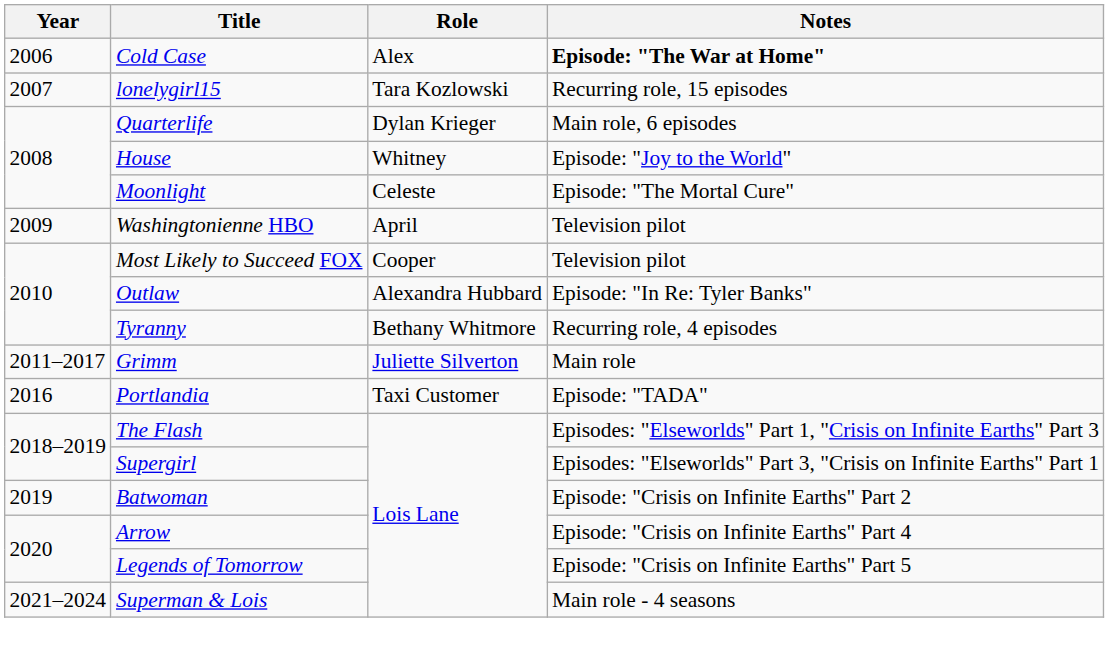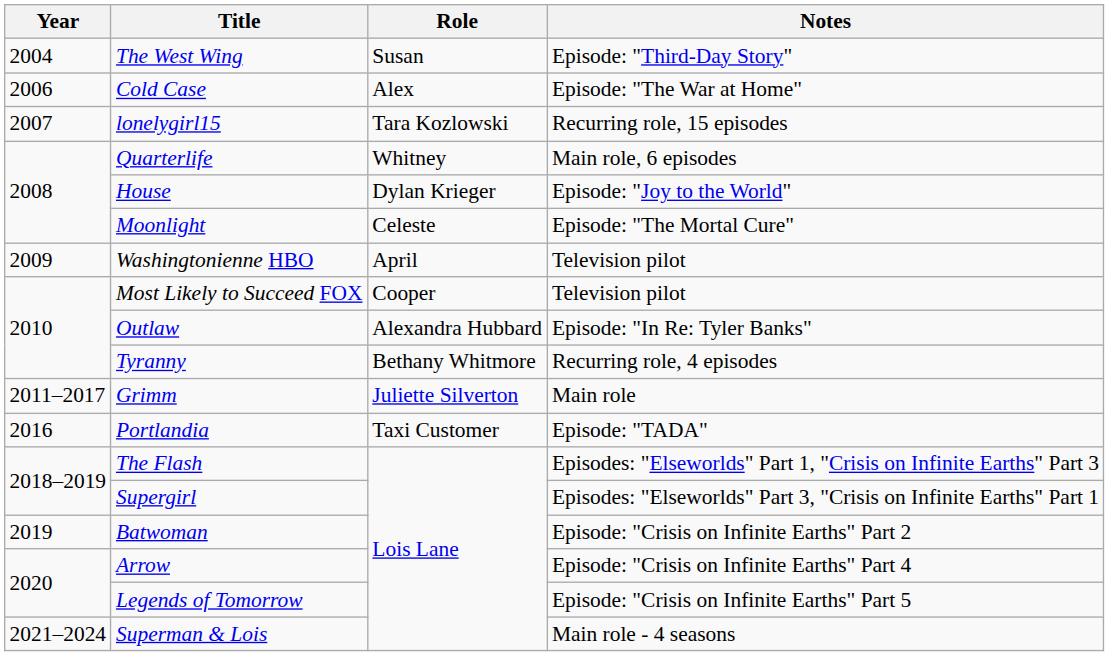+ row: (179, 55)
(689, 55) bold -> (677, 89) normal
(434, 123) Dylan Krieger -> (409, 157) Whitney
(409, 157) Whitney -> (434, 191) Dylan Krieger
